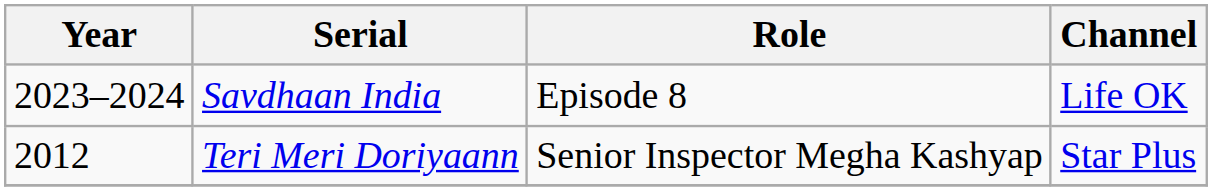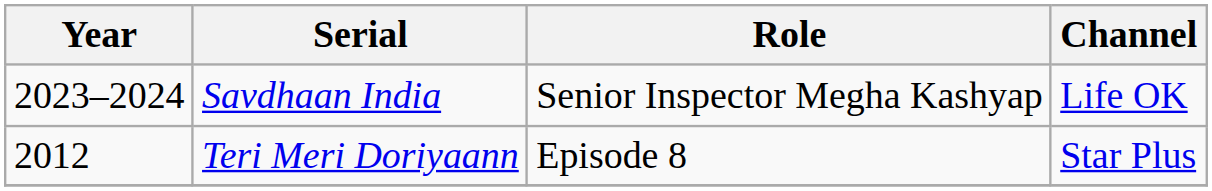(612, 94) Episode 8 -> (790, 94) Senior Inspector Megha Kashyap
(790, 154) Senior Inspector Megha Kashyap -> (612, 154) Episode 8
